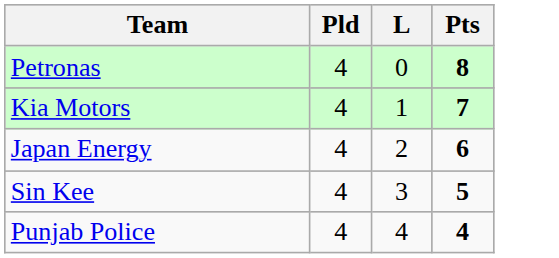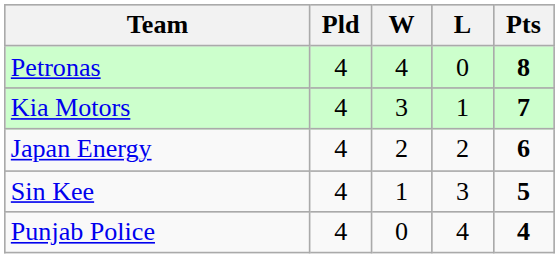+ column: (402, 25)
